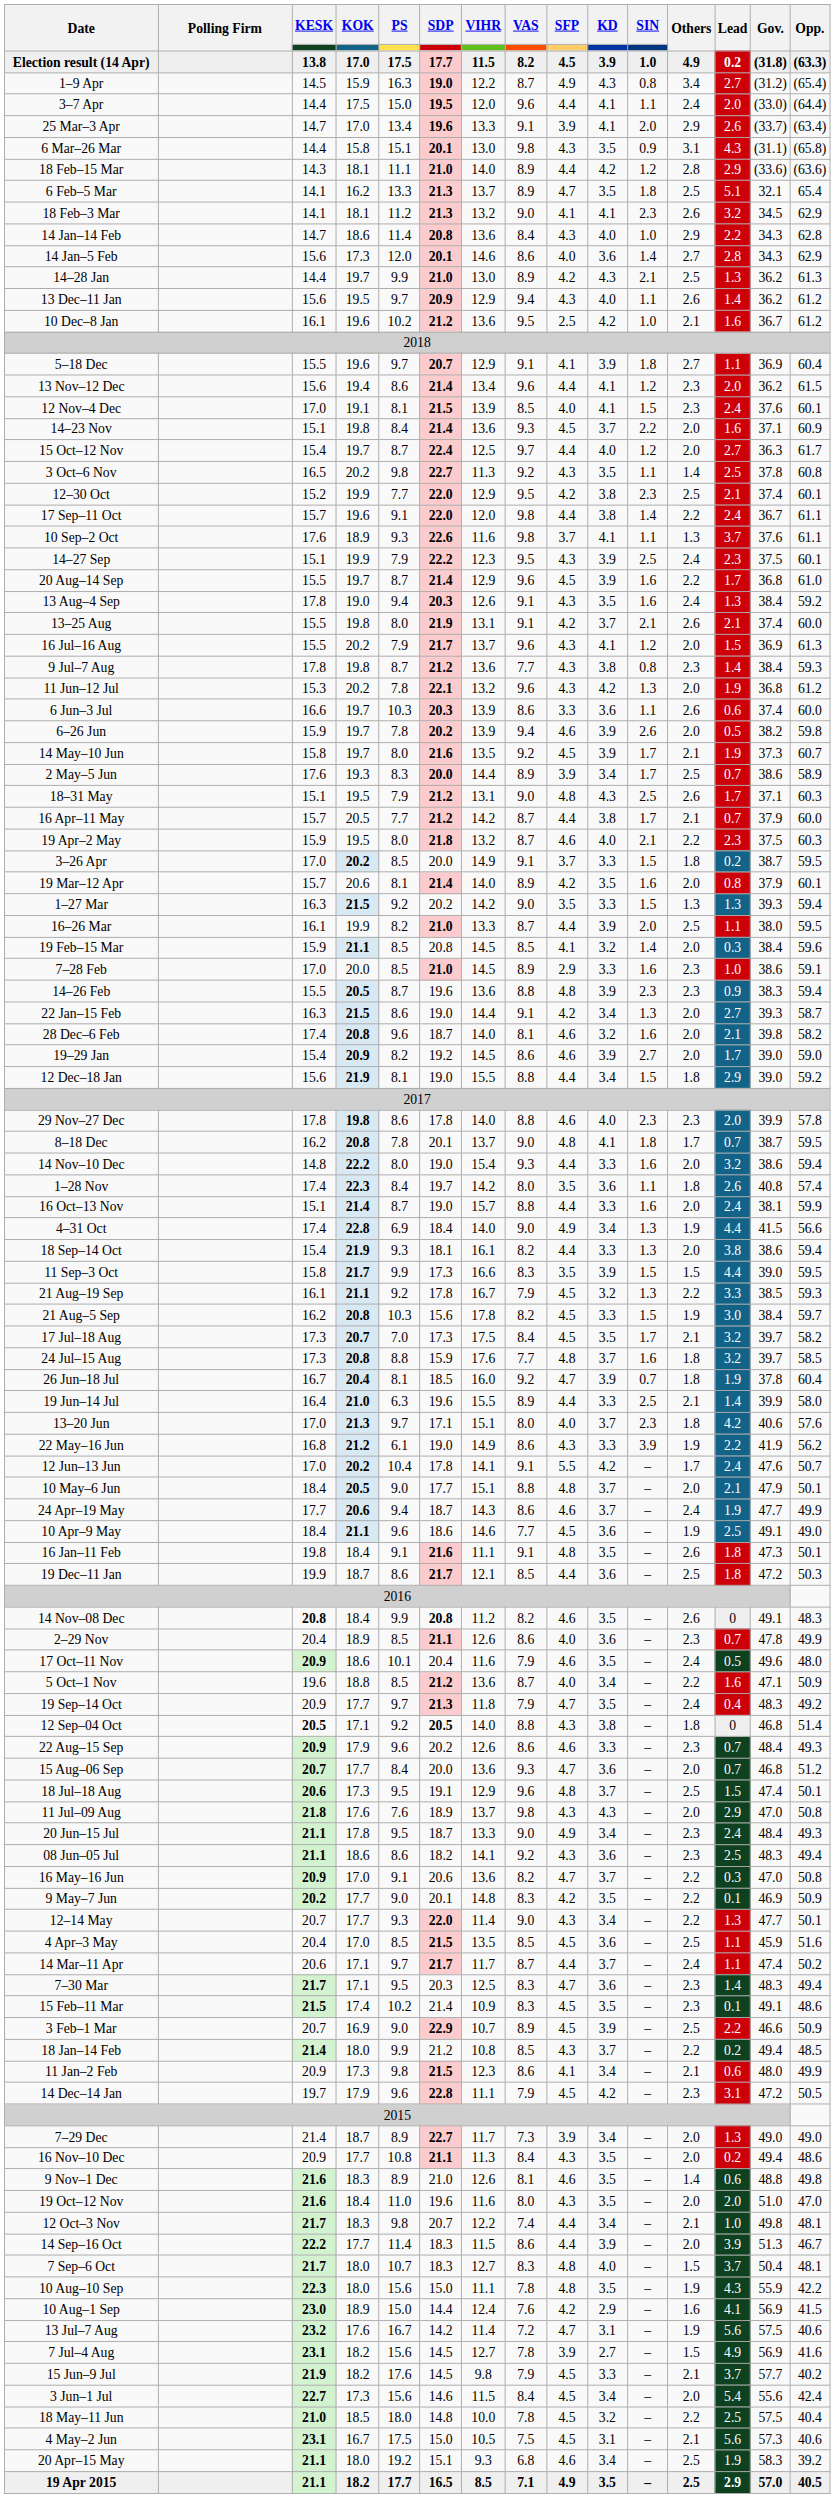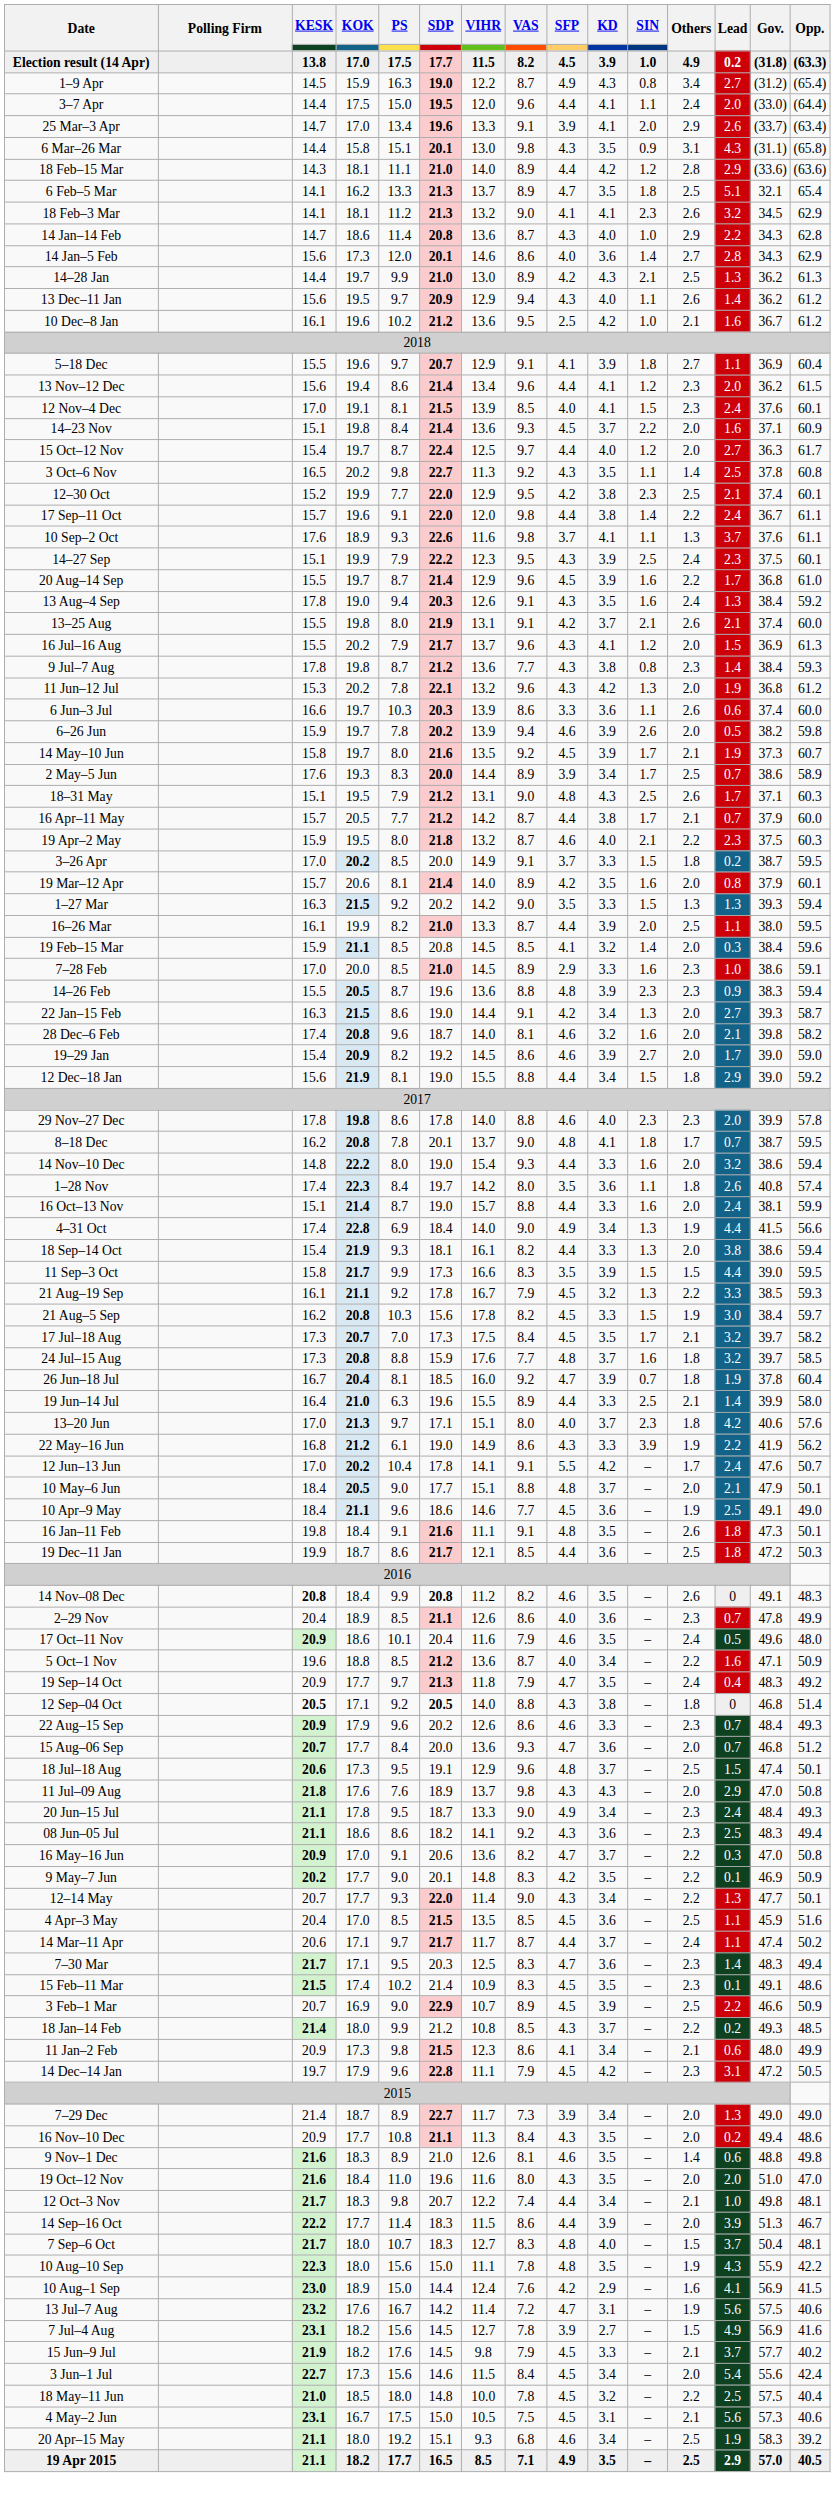(526, 235) 8.4 -> (526, 235) 8.7
- row: (81, 1510)
(770, 2050) 49.4 -> (770, 2029) 49.3
